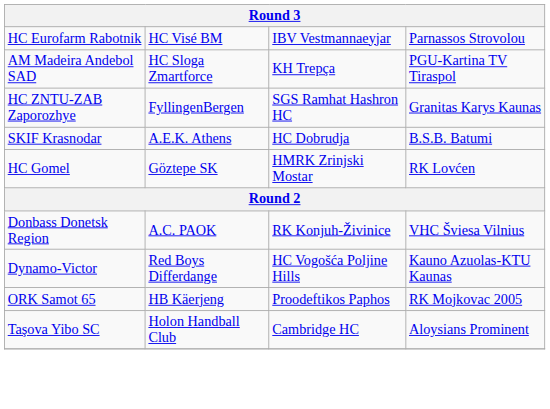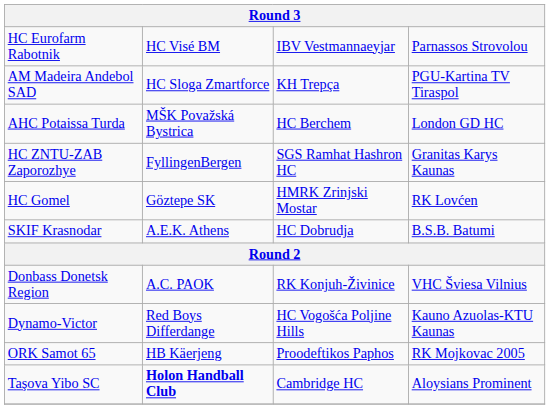+ row: (66, 123)
rows swapped: (39, 168) <-> (55, 138)
(194, 329) normal -> (195, 384) bold
